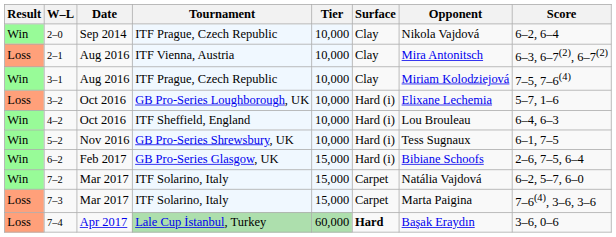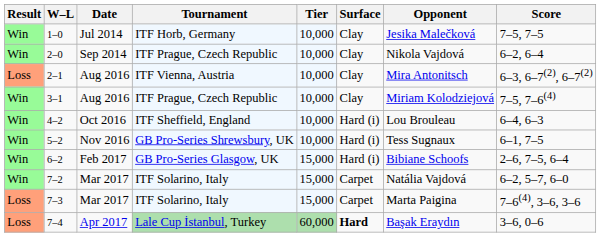+ row: (55, 34)
- row: (55, 101)
